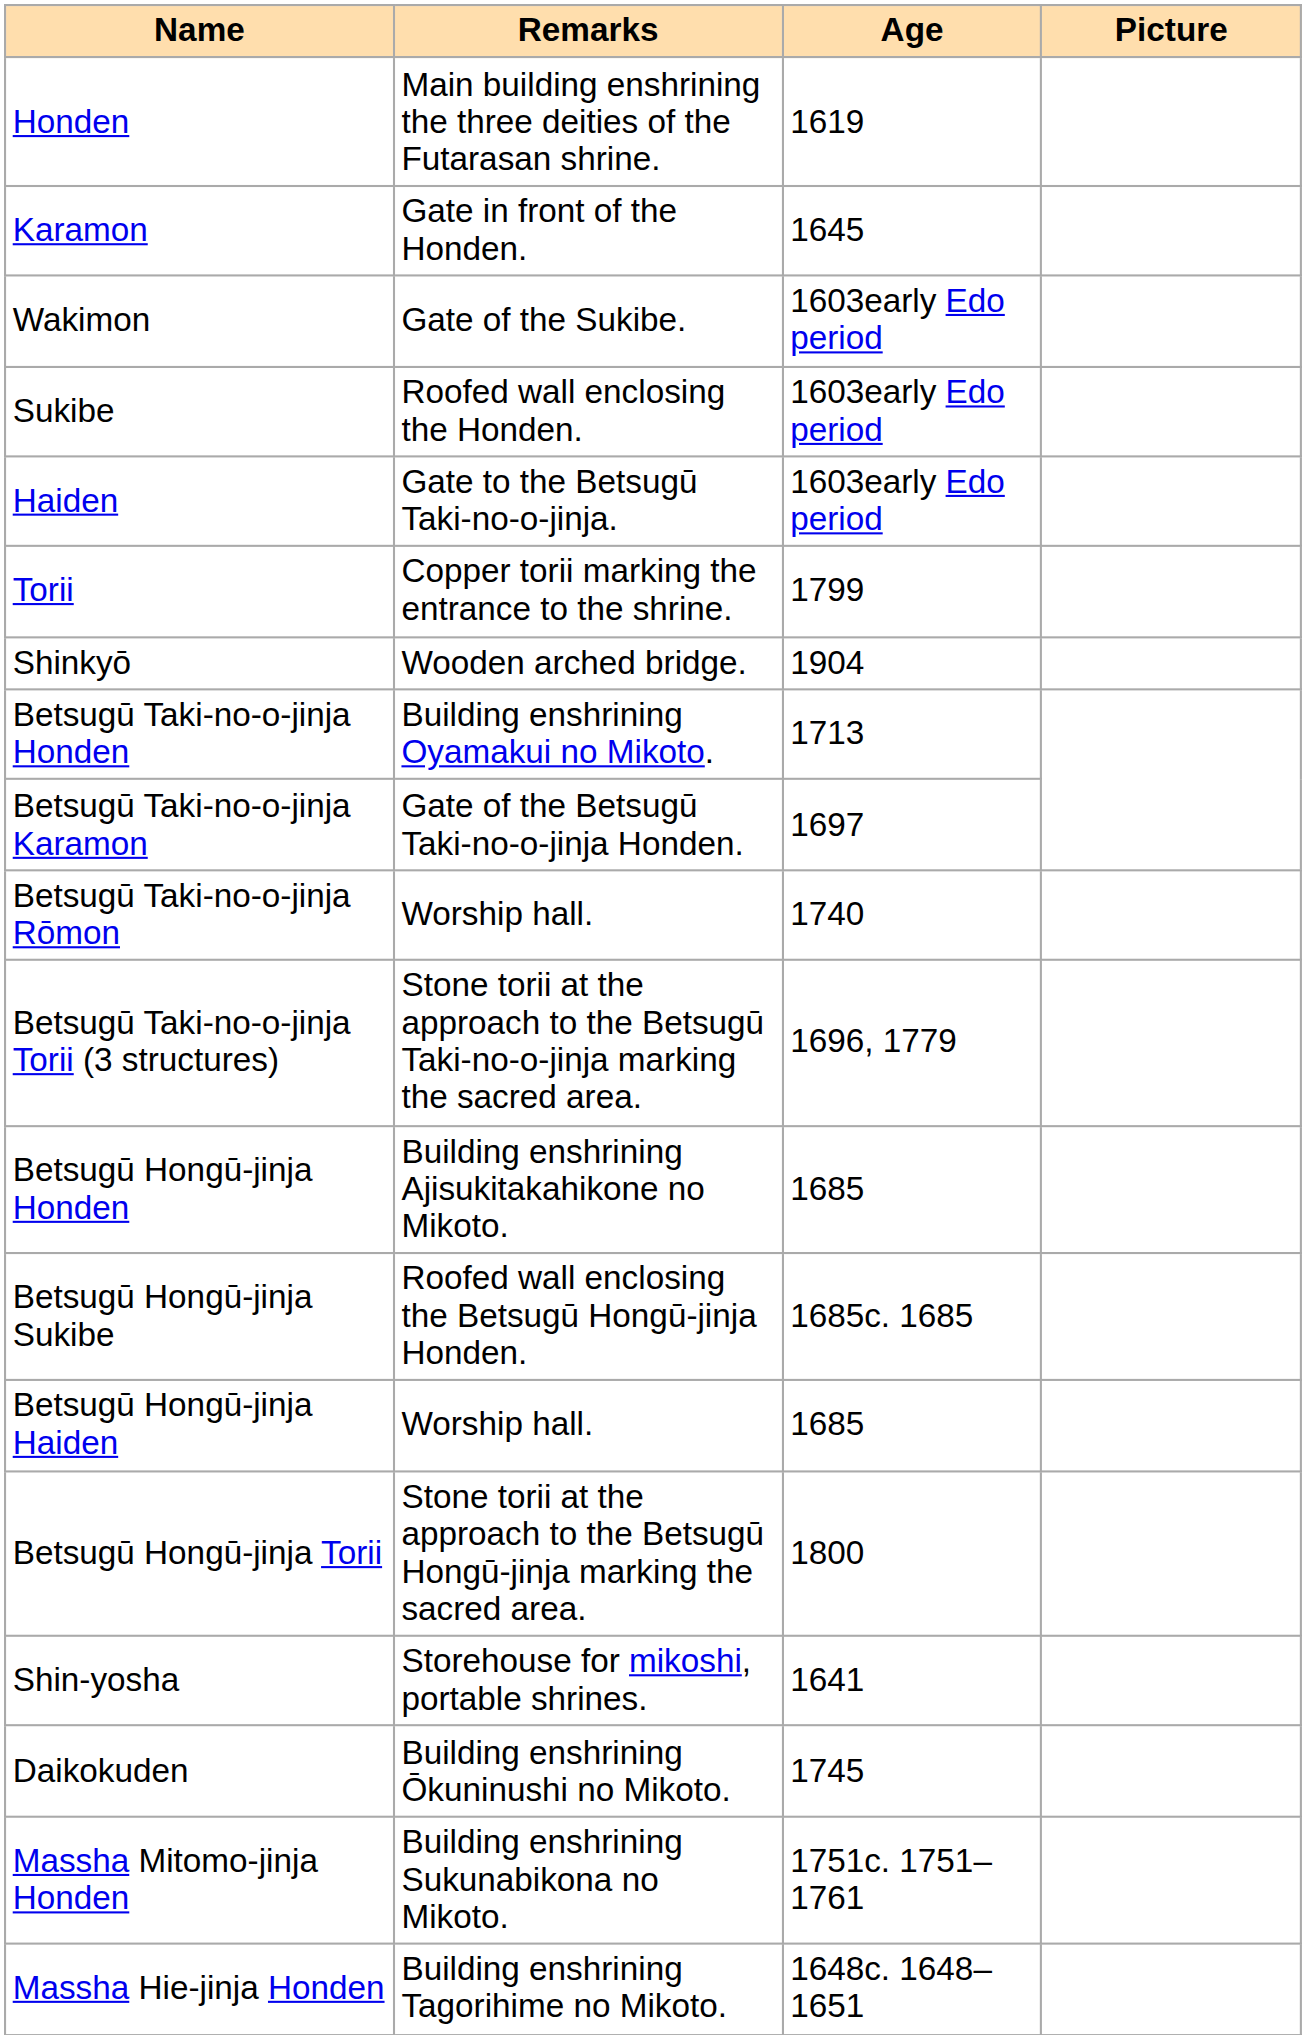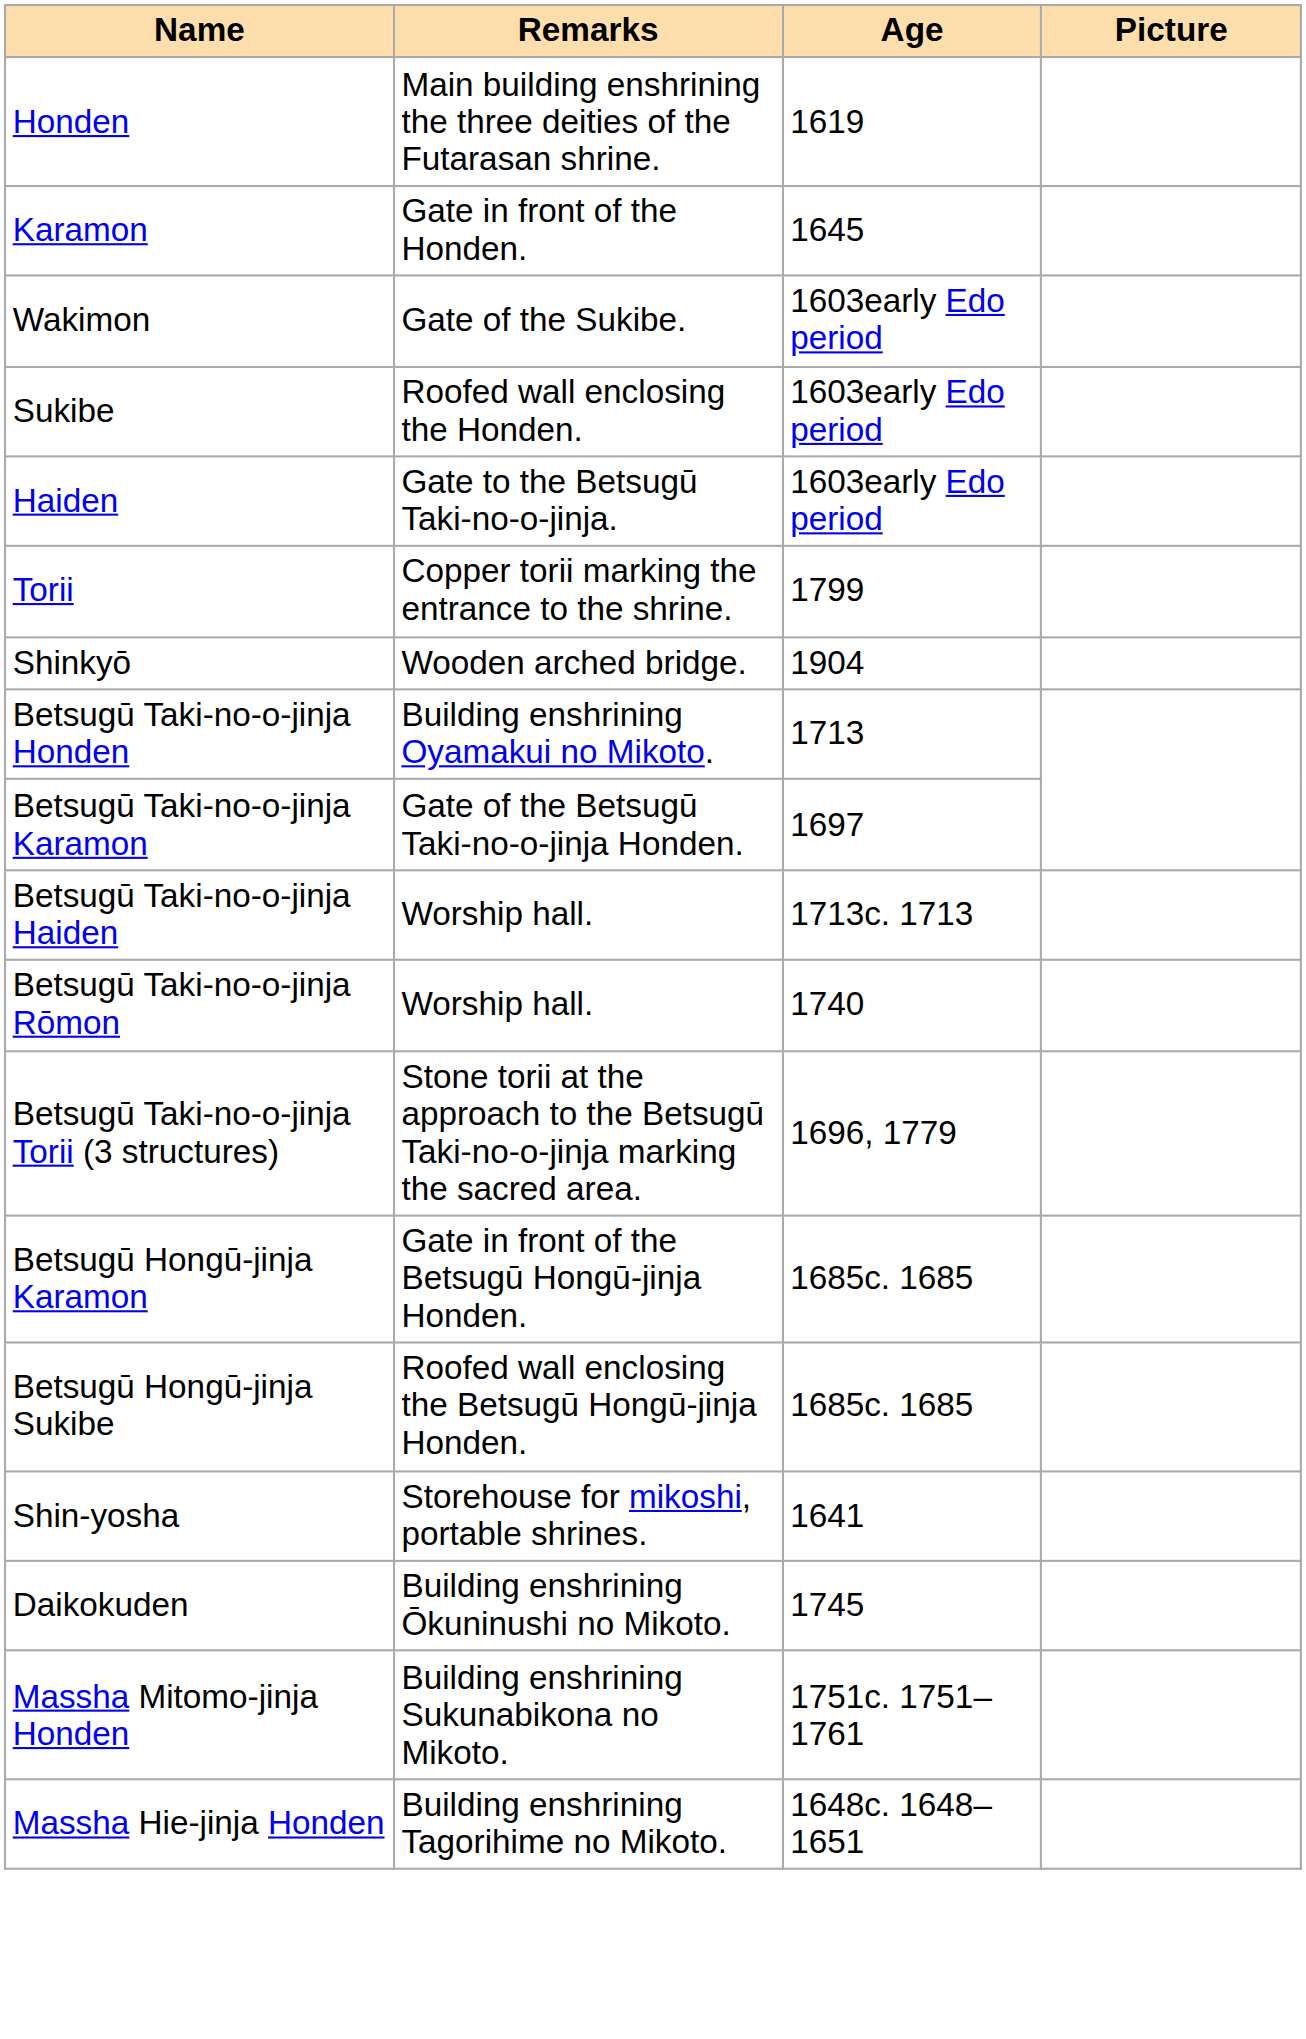+ row: (182, 914)
- row: (163, 1188)
+ row: (163, 1278)
- row: (163, 1425)
- row: (197, 1552)
